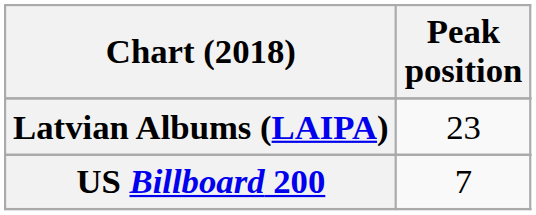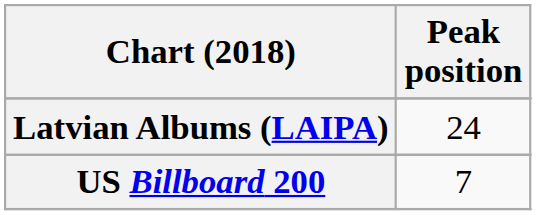(463, 126) 23 -> (463, 126) 24
